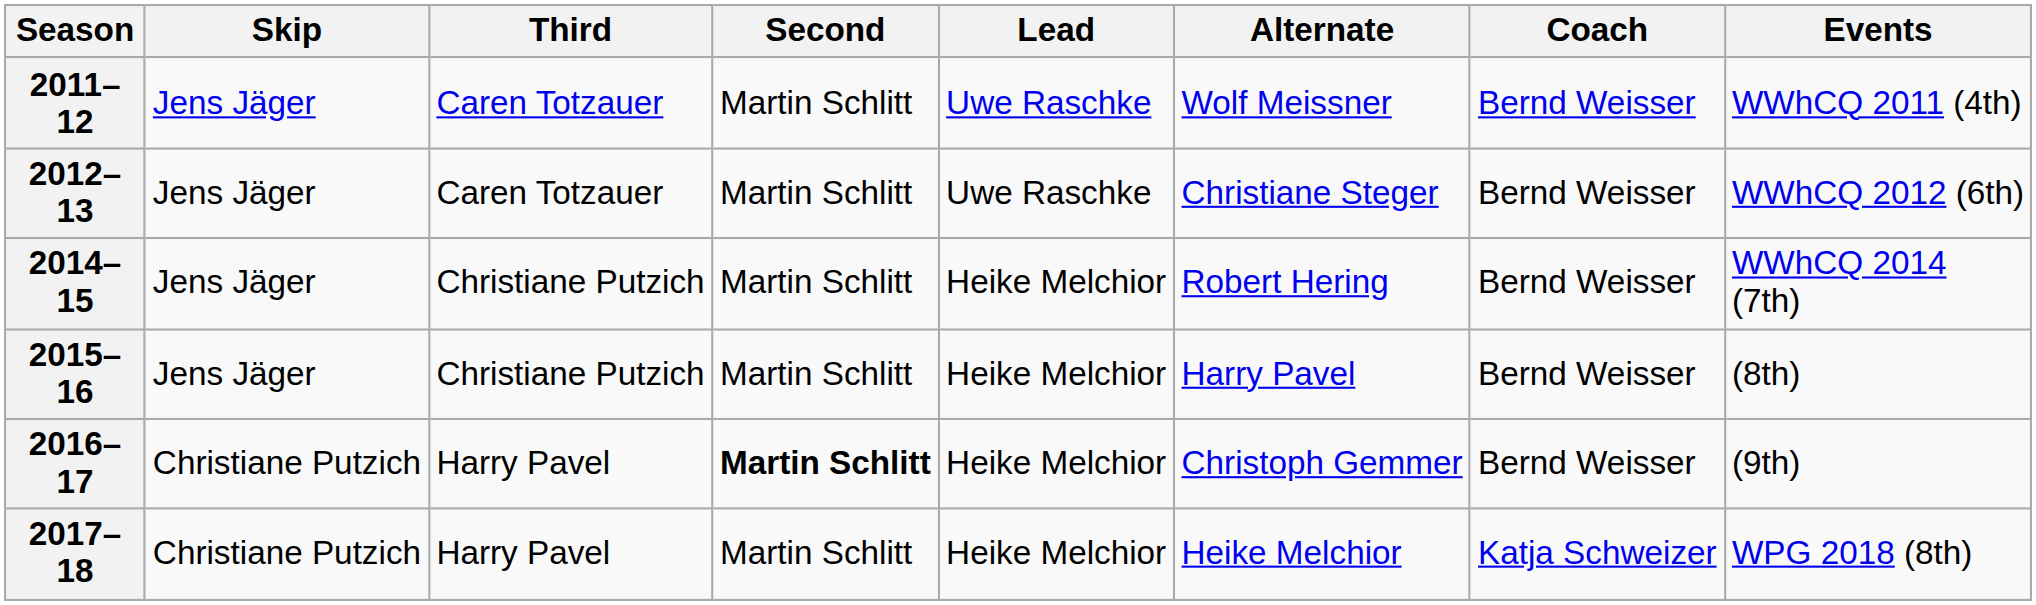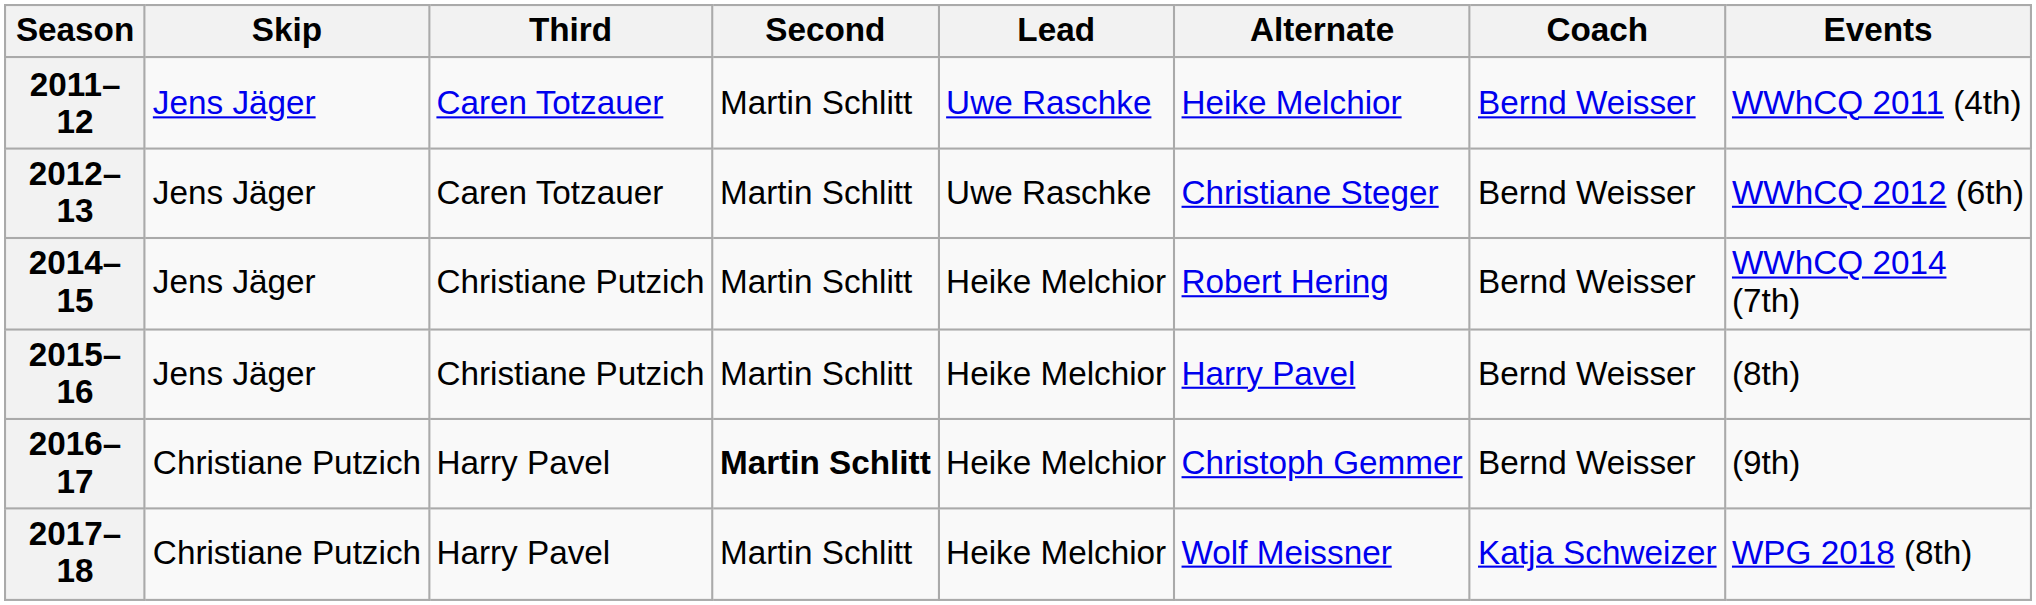(1287, 102) Wolf Meissner -> (1292, 102) Heike Melchior
(1292, 553) Heike Melchior -> (1287, 553) Wolf Meissner
